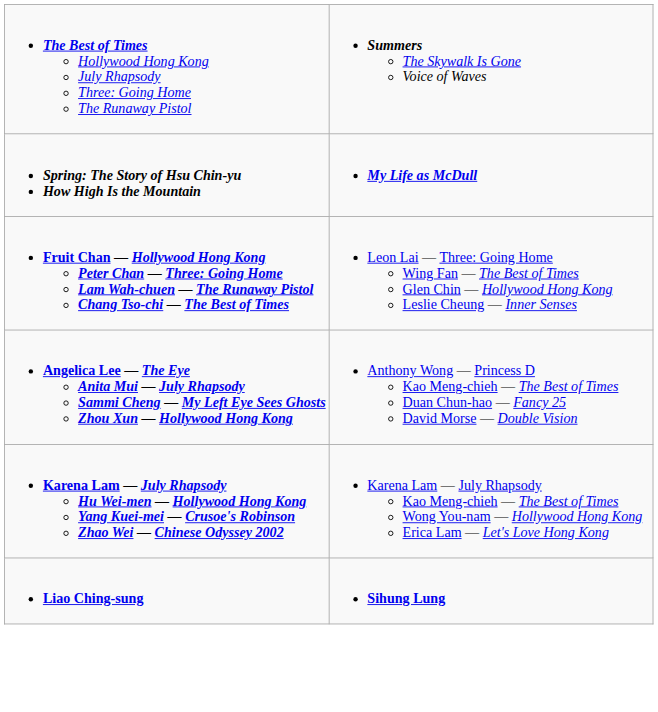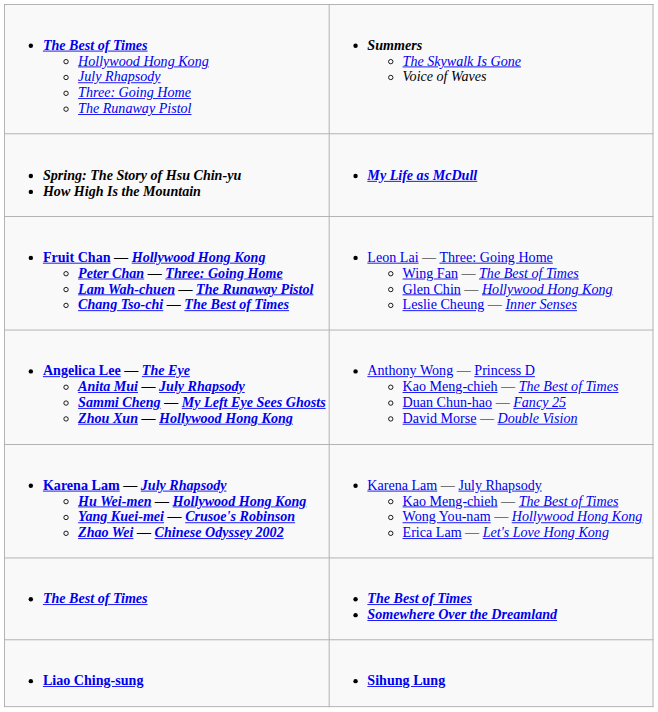+ row: (167, 599)
